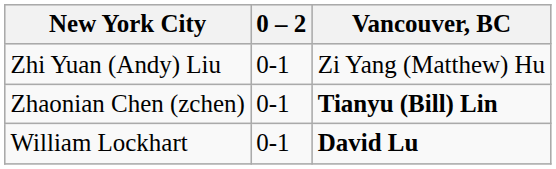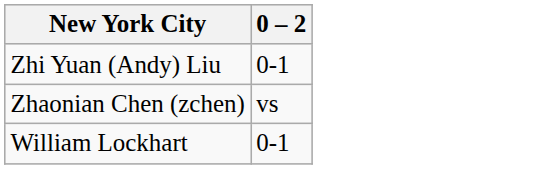- column: (431, 24)
(273, 103) 0-1 -> (267, 103) vs
